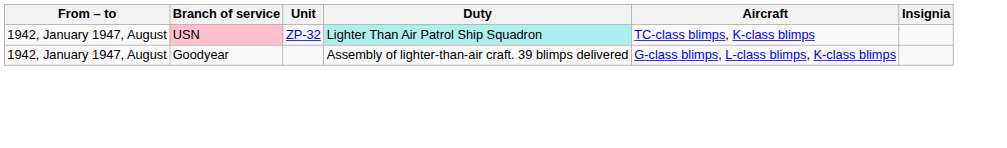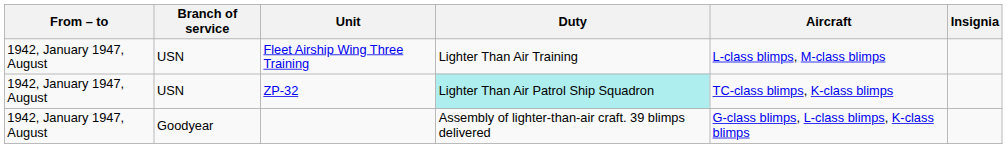+ row: (333, 56)
(186, 34) pink background -> (171, 91) no background
